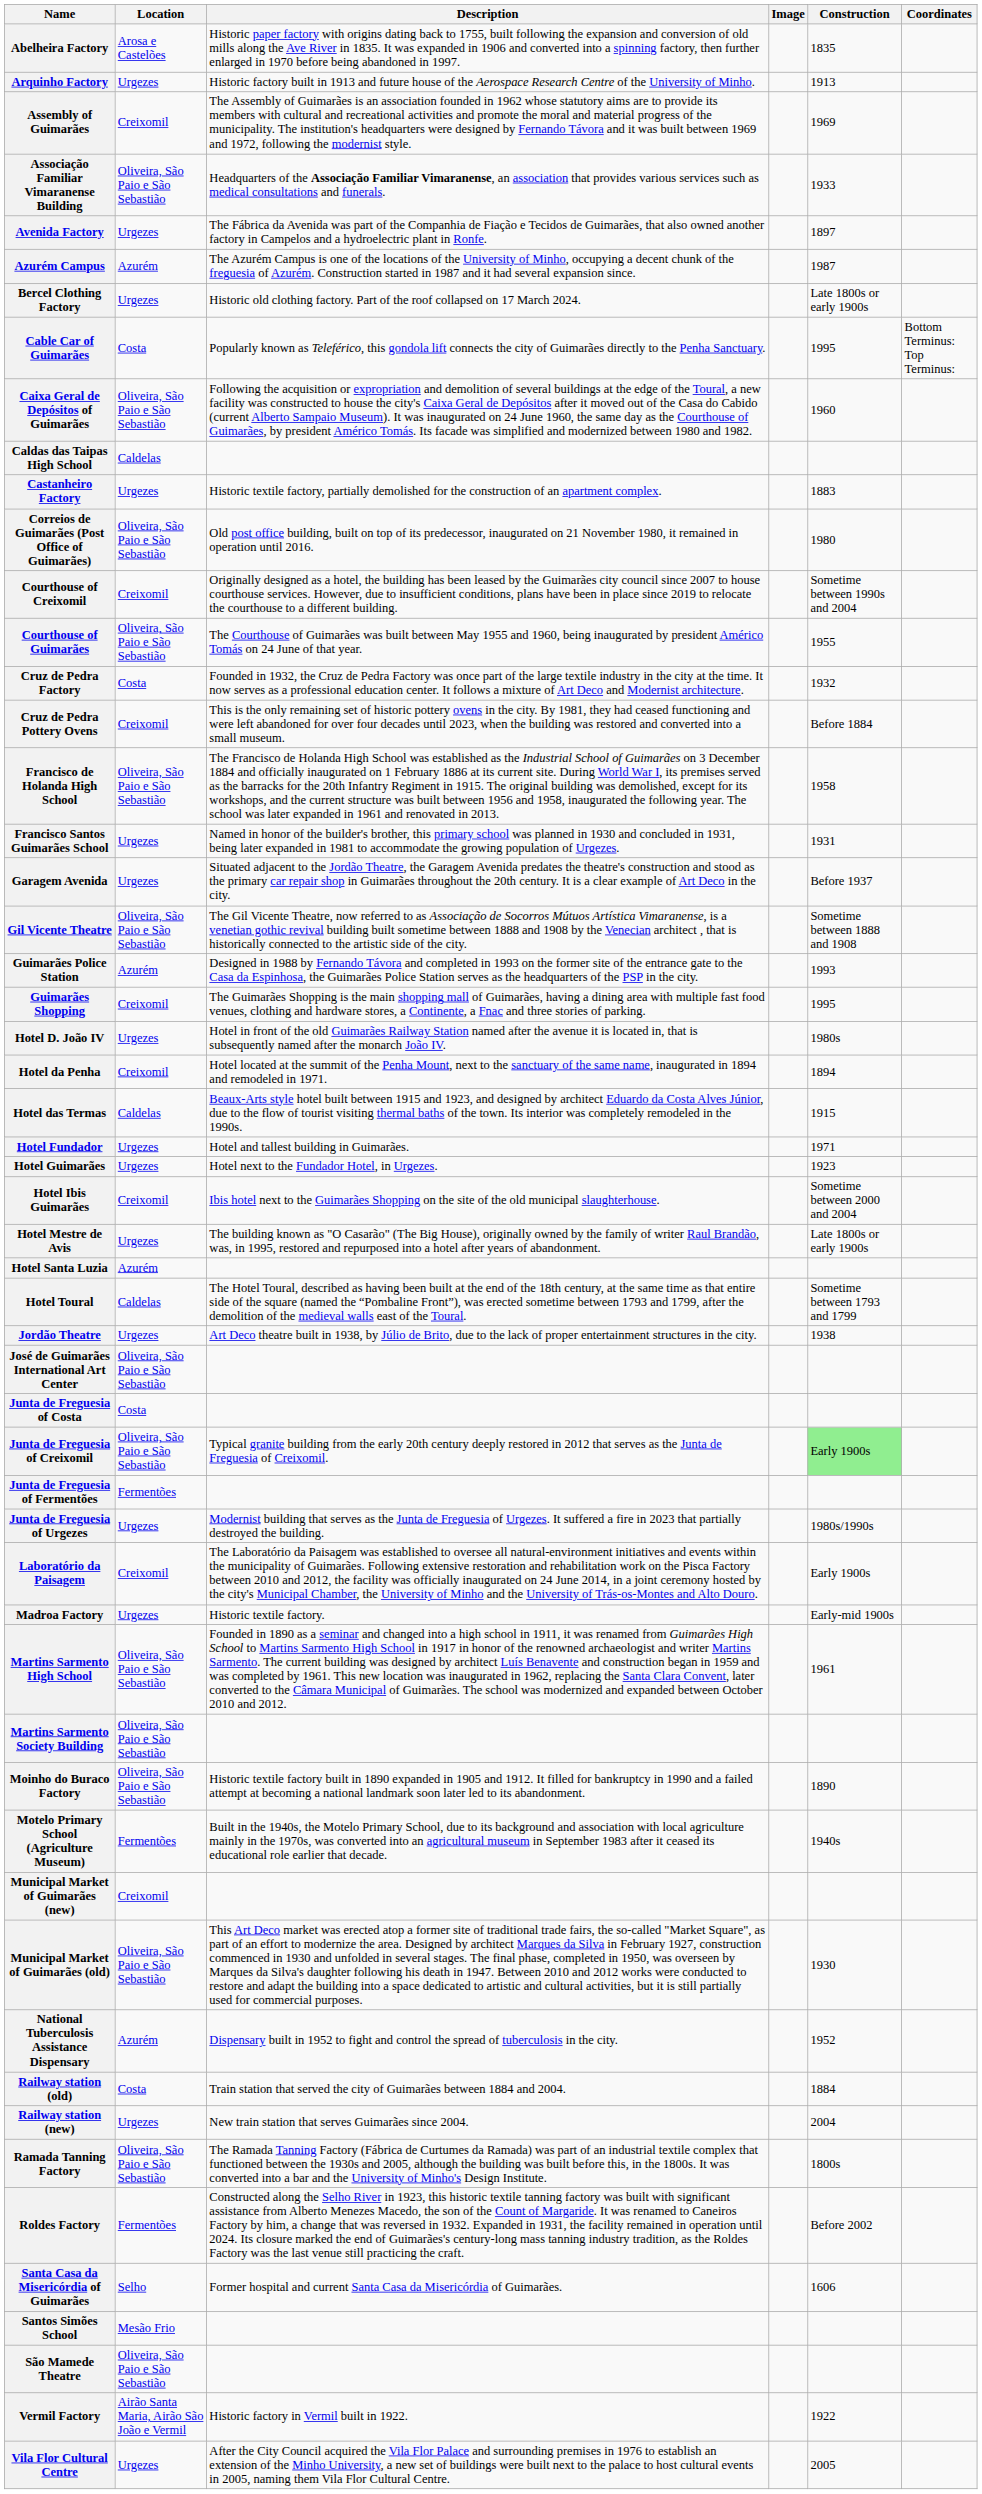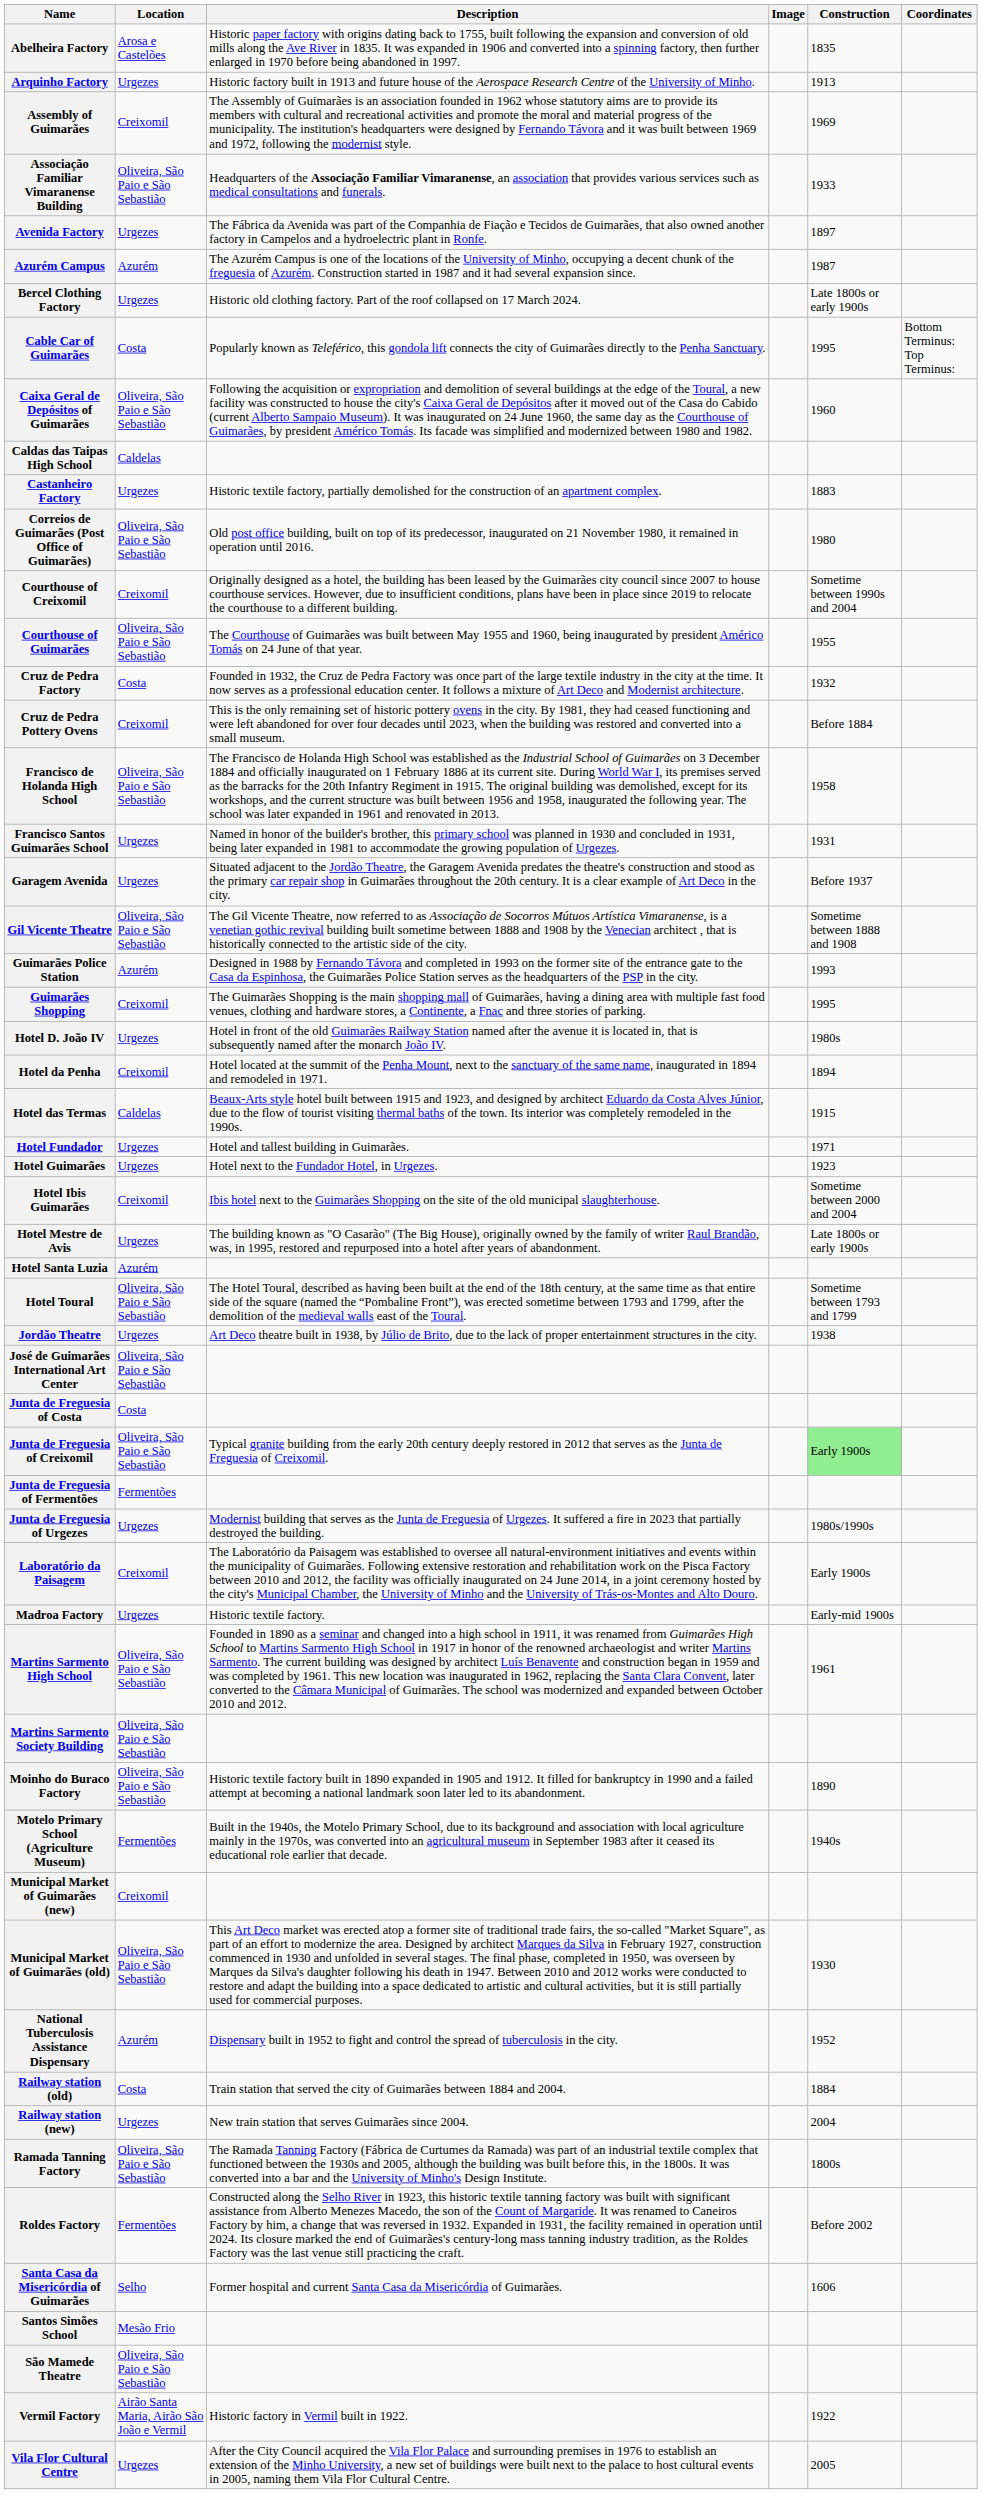(139, 1301) Caldelas -> (151, 1301) Oliveira, São Paio e São Sebastião
